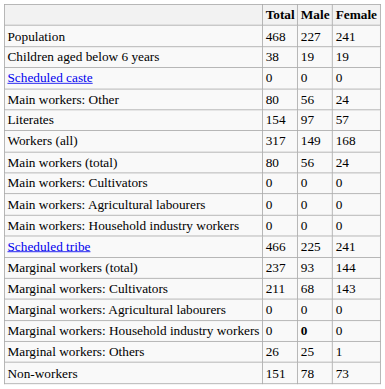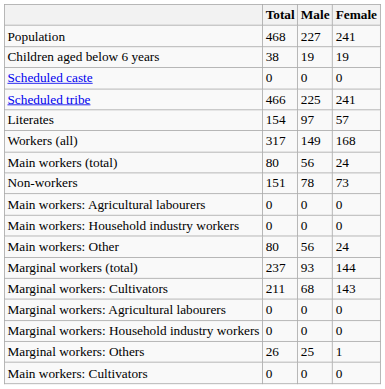rows swapped: (49, 246) <-> (63, 99)
rows swapped: (78, 183) <-> (43, 373)
(304, 330) bold -> (304, 330) normal
